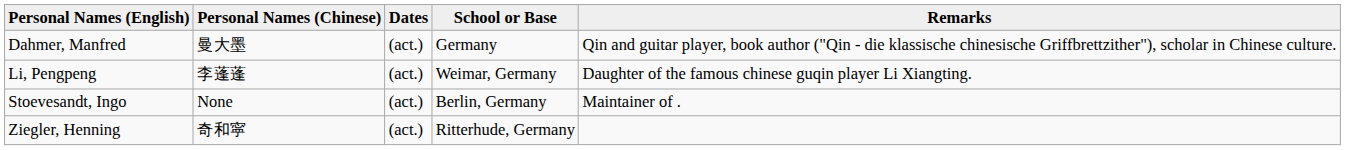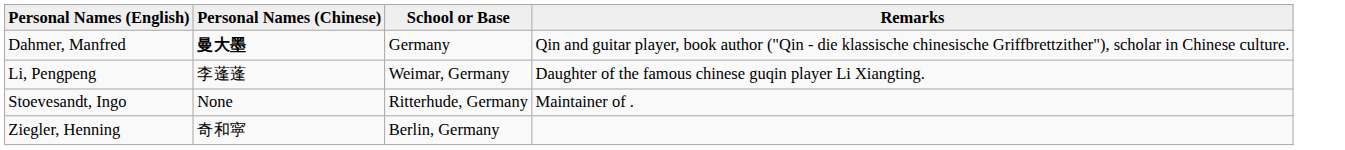- column: (408, 17)
(222, 44) normal -> (222, 44) bold
(491, 102) Berlin, Germany -> (458, 102) Ritterhude, Germany
(505, 129) Ritterhude, Germany -> (444, 129) Berlin, Germany
